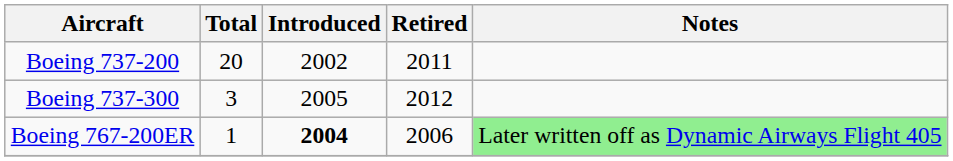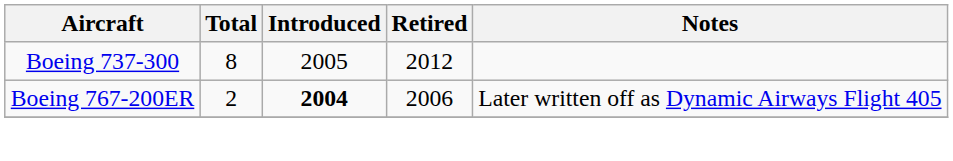- row: (103, 60)
(231, 98) 3 -> (231, 60) 8
(231, 135) 1 -> (231, 98) 2
(710, 135) lightgreen background -> (710, 98) no background
